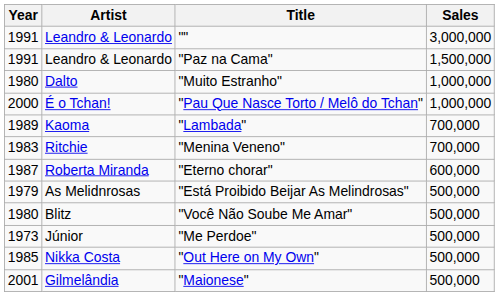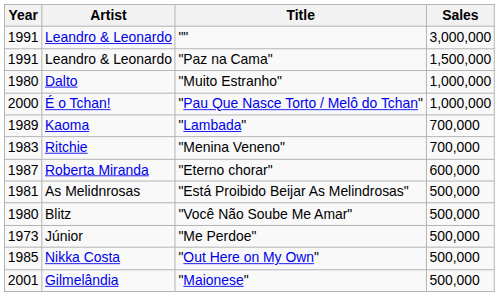(23, 192) 1979 -> (23, 192) 1981
